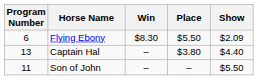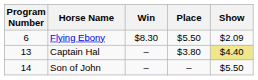(232, 53) no background -> (232, 53) khaki background
(26, 68) 11 -> (26, 68) 14
